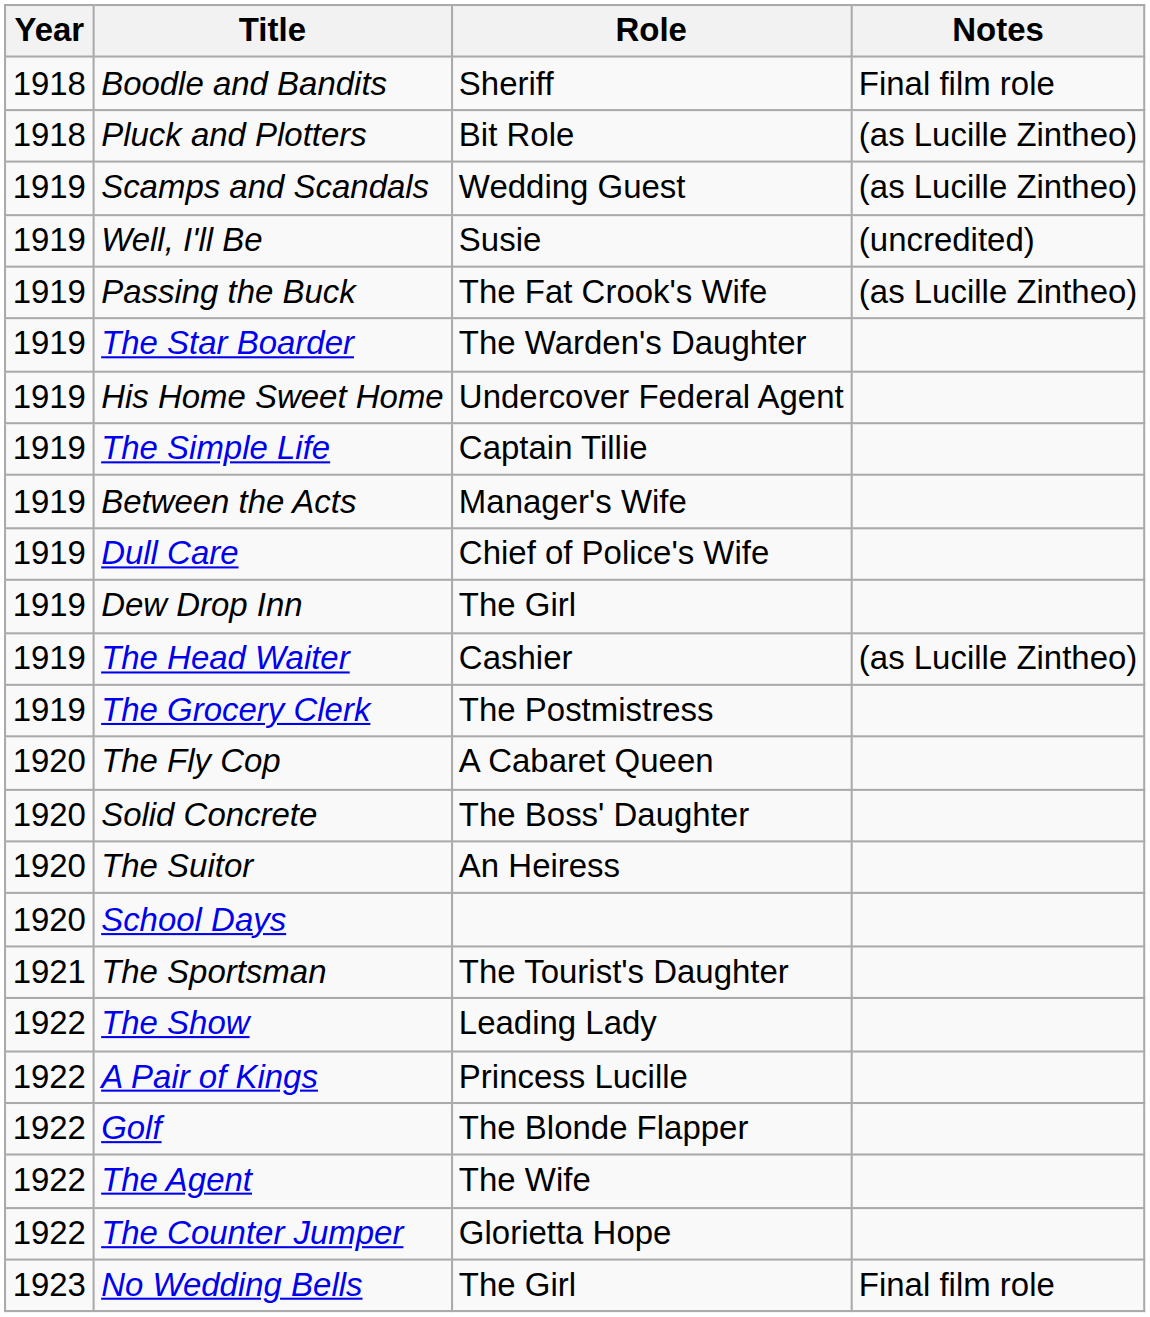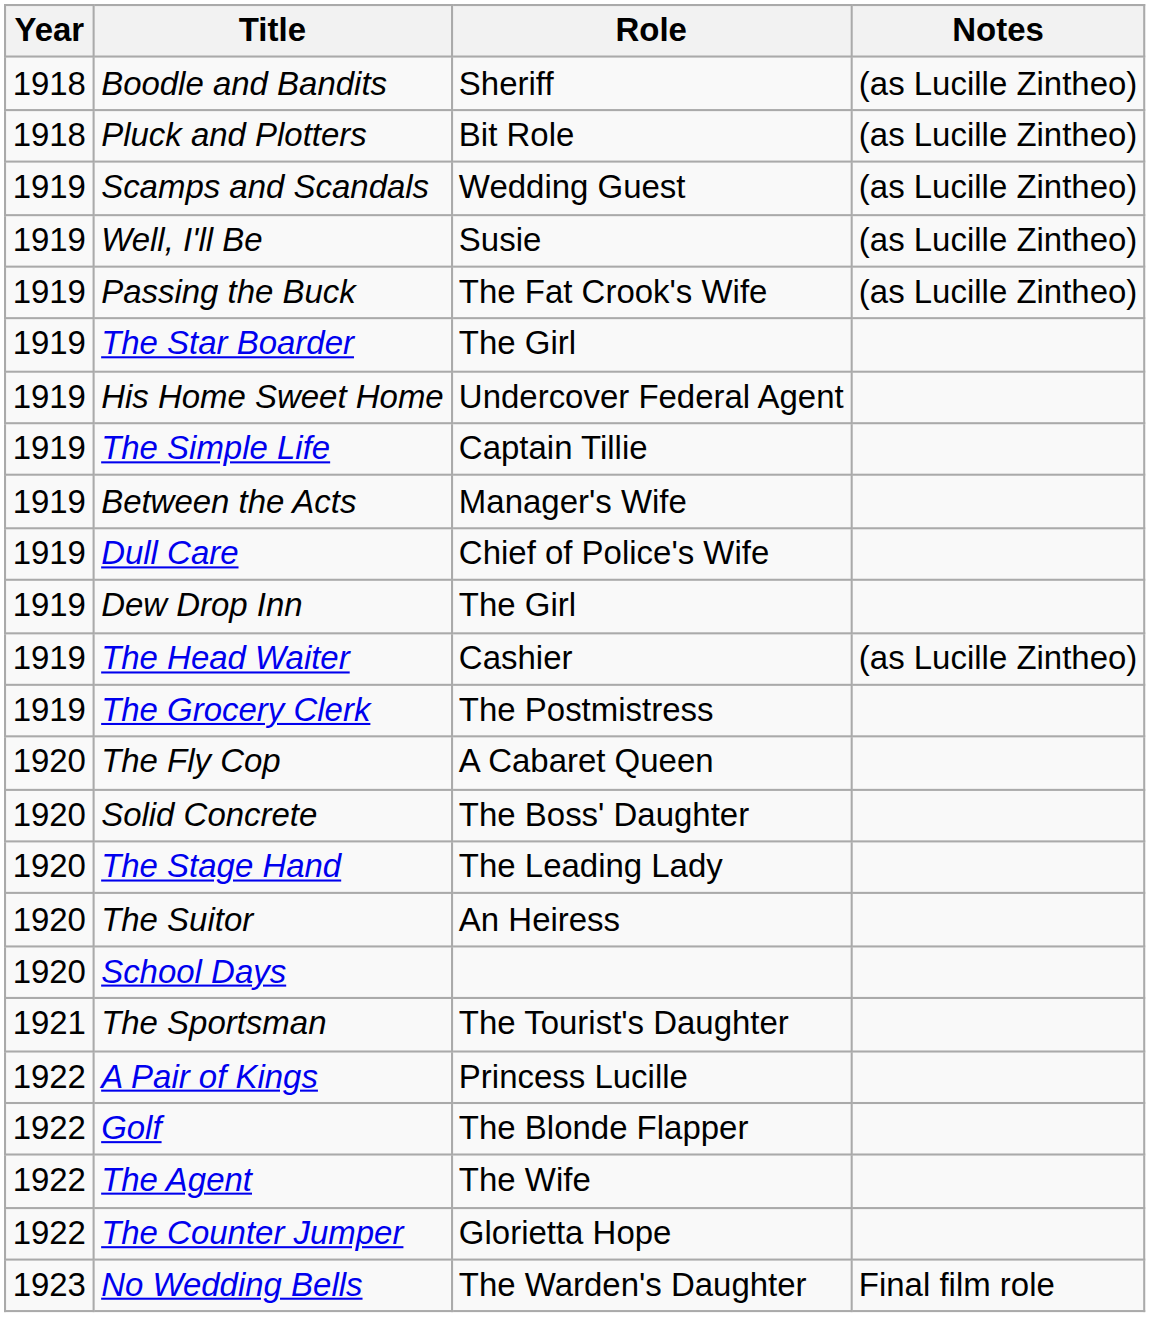(957, 82) Final film role -> (998, 82) (as Lucille Zintheo)
(947, 239) (uncredited) -> (998, 239) (as Lucille Zintheo)
(633, 344) The Warden's Daughter -> (517, 344) The Girl
+ row: (221, 866)
- row: (175, 1023)
(517, 1285) The Girl -> (633, 1285) The Warden's Daughter
